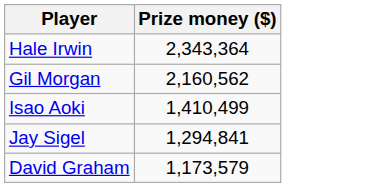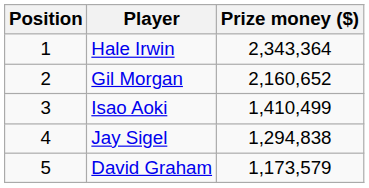+ column: (46, 19)
(207, 78) 2,160,562 -> (290, 78) 2,160,652
(207, 138) 1,294,841 -> (290, 138) 1,294,838
